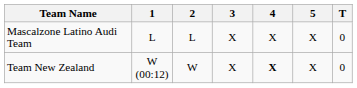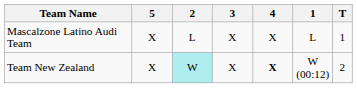columns swapped: (152, 13) <-> (313, 13)
(342, 37) 0 -> (342, 37) 1
(192, 67) no background -> (192, 67) paleturquoise background
(342, 67) 0 -> (342, 67) 2
